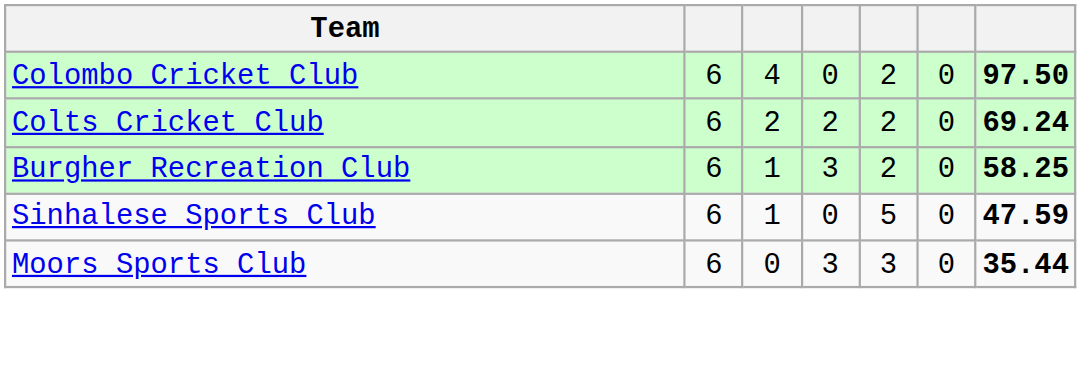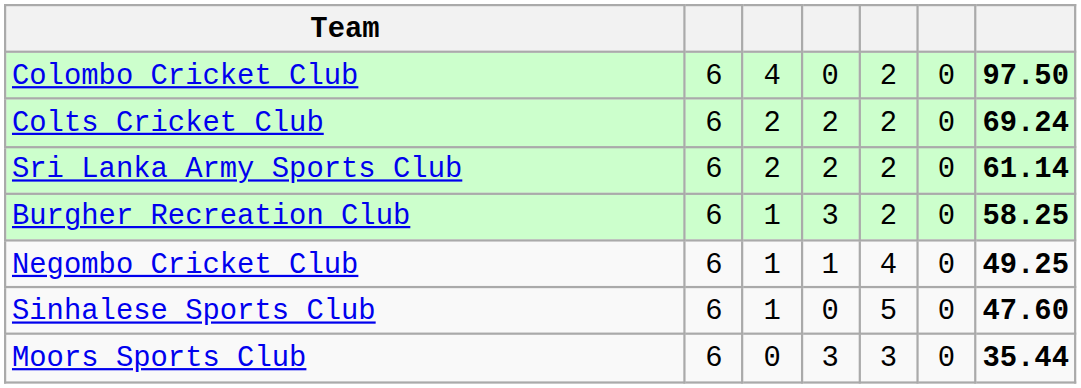+ row: (237, 170)
+ row: (185, 264)
(1026, 217) 47.59 -> (1026, 311) 47.60
